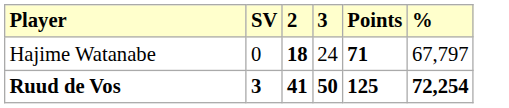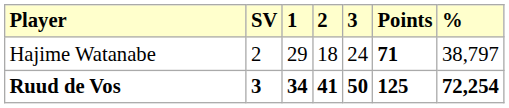+ column: (292, 20)
(256, 53) 0 -> (256, 53) 2
(297, 53) bold -> (327, 53) normal
(440, 53) 67,797 -> (470, 53) 38,797
